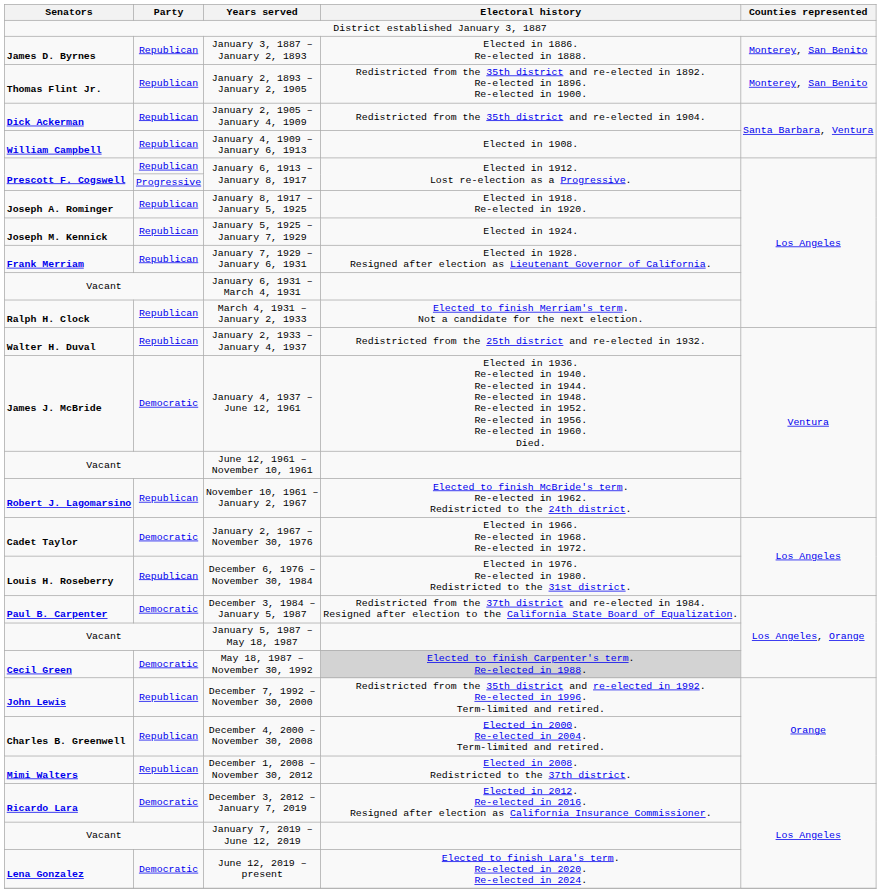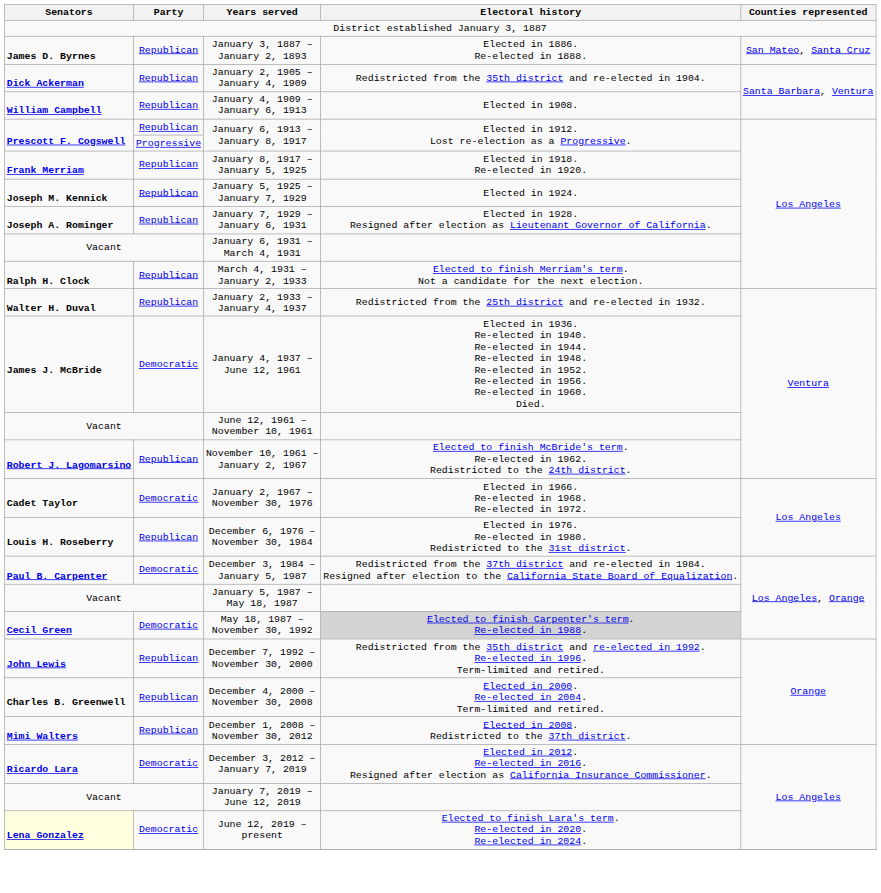(808, 50) Monterey, San Benito -> (808, 50) San Mateo, Santa Cruz
- row: (169, 84)
(60, 210) Joseph A. Rominger -> (45, 171) Frank Merriam
(45, 265) Frank Merriam -> (60, 226) Joseph A. Rominger
(45, 875) no background -> (45, 836) lightyellow background
